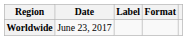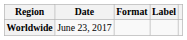columns swapped: (160, 12) <-> (128, 12)
